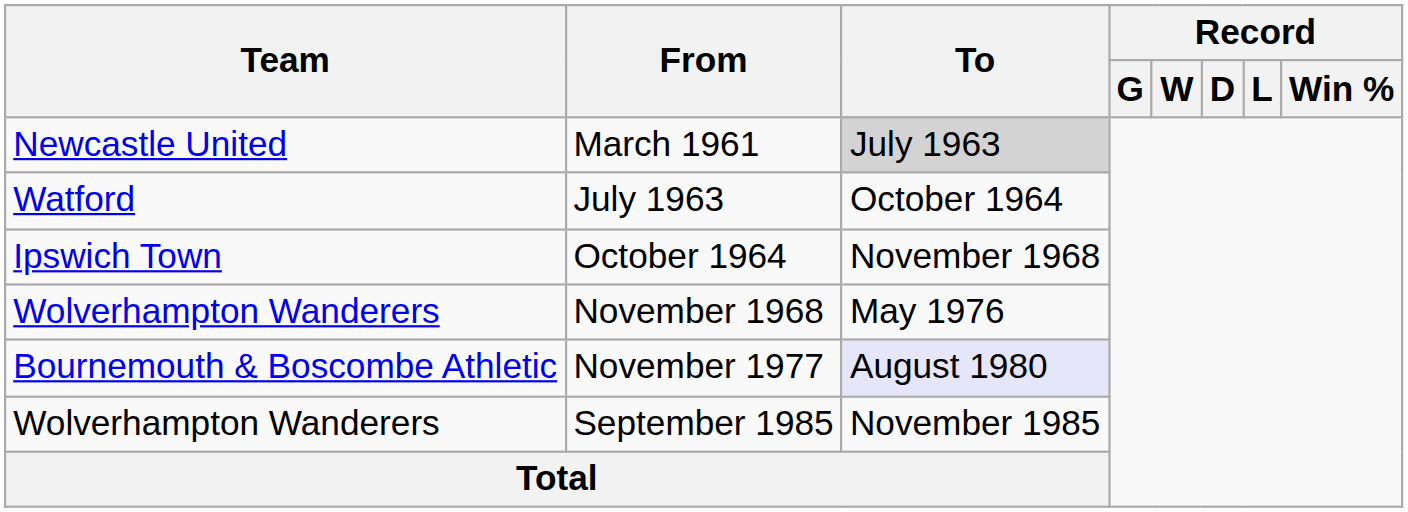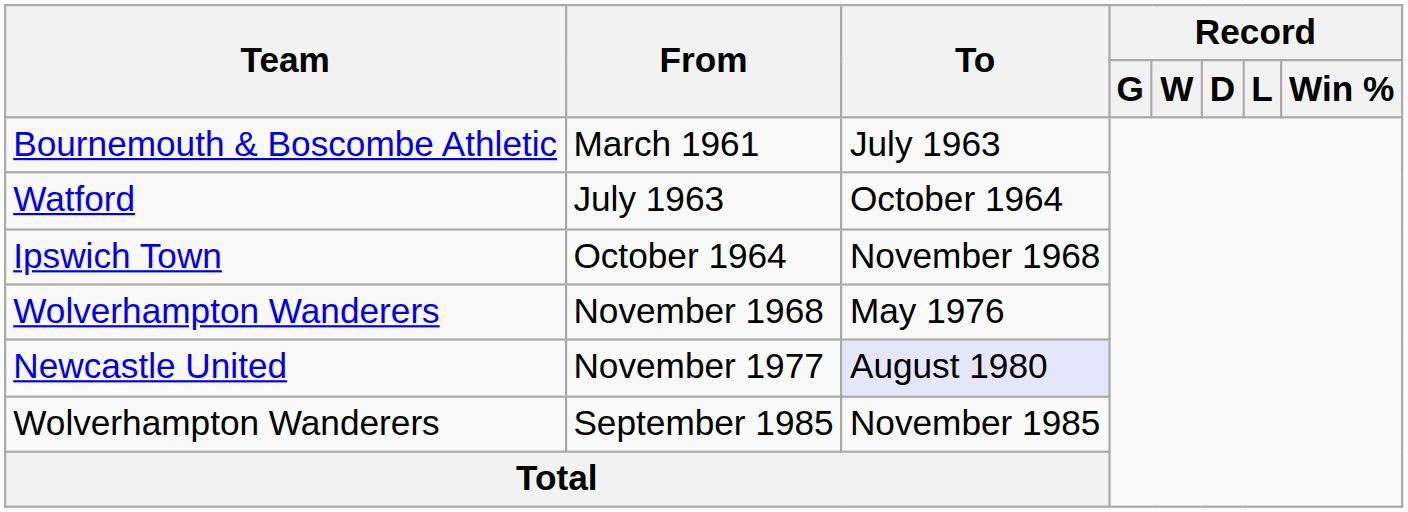(150, 144) Newcastle United -> (285, 144) Bournemouth & Boscombe Athletic
(925, 144) lightgrey background -> (925, 144) no background
(285, 367) Bournemouth & Boscombe Athletic -> (150, 367) Newcastle United
